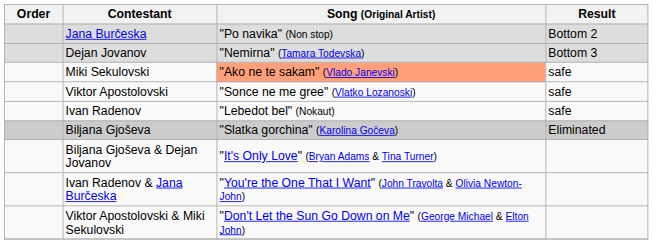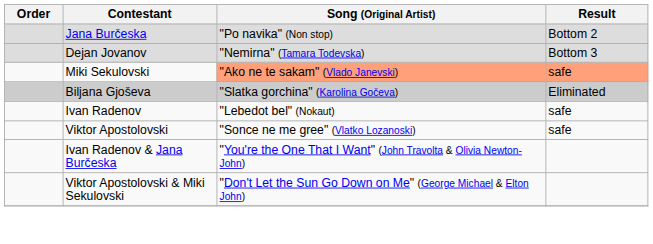(560, 72) no background -> (560, 72) lightsalmon background
rows swapped: (108, 131) <-> (117, 92)
- row: (131, 157)
